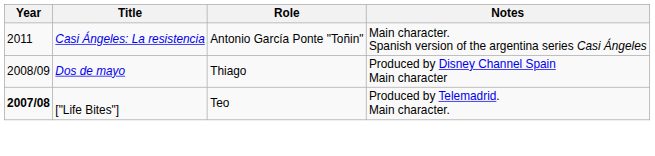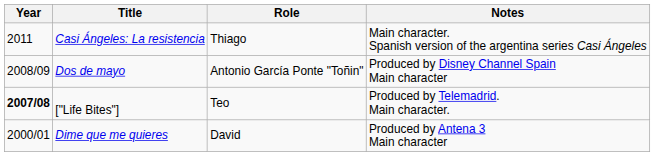(287, 39) Antonio García Ponte "Toñin" -> (228, 39) Thiago
(228, 71) Thiago -> (287, 71) Antonio García Ponte "Toñin"
+ row: (112, 135)
